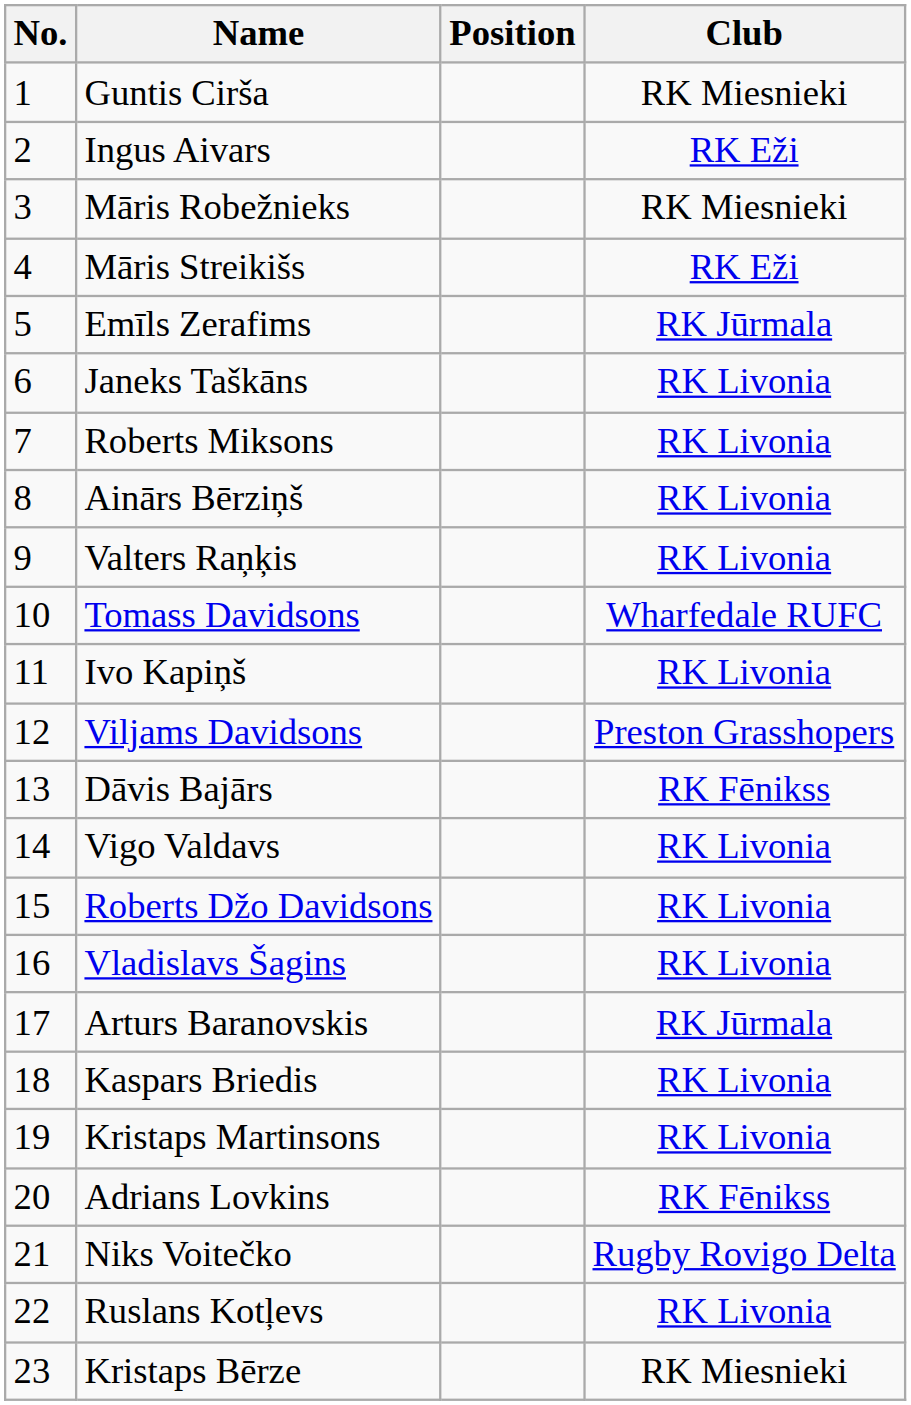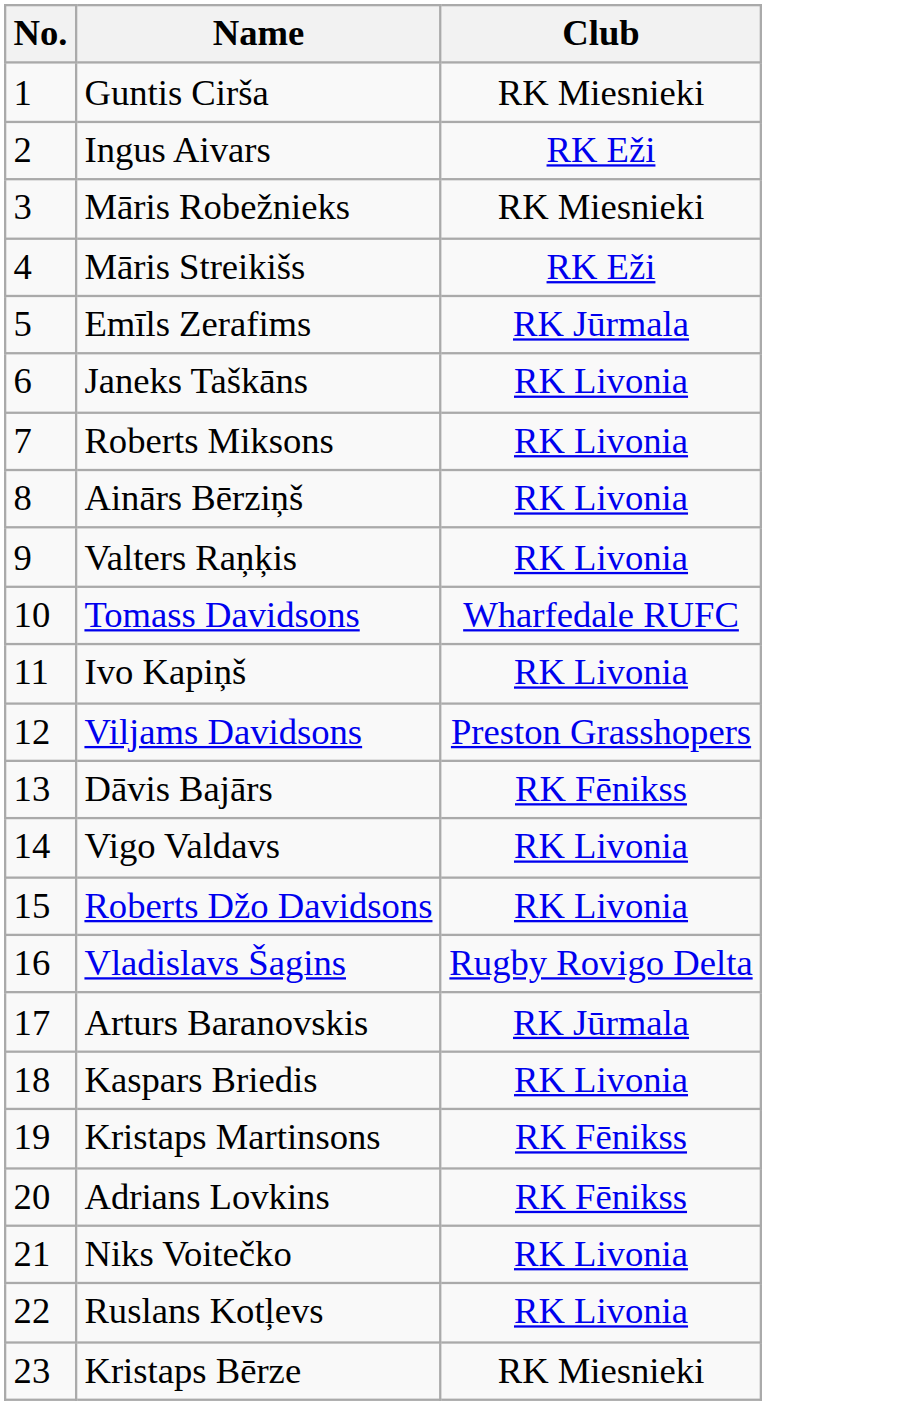- column: (512, 33)
(744, 963) RK Livonia -> (601, 963) Rugby Rovigo Delta
(744, 1137) RK Livonia -> (601, 1137) RK Fēnikss
(744, 1253) Rugby Rovigo Delta -> (601, 1253) RK Livonia
